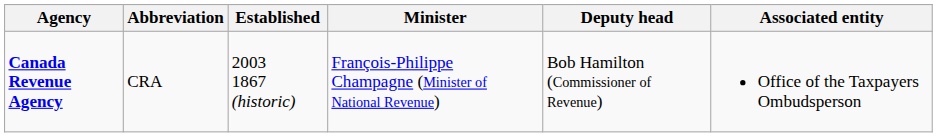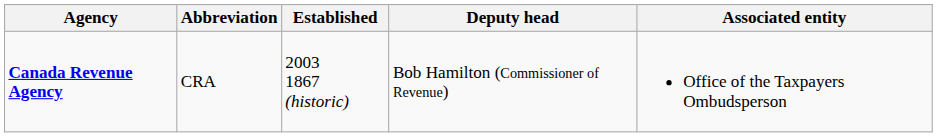- column: (435, 18)
